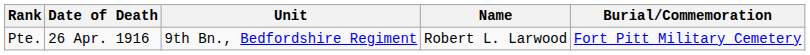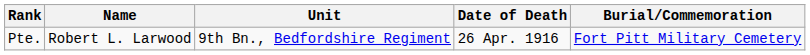columns swapped: (496, 16) <-> (103, 16)
